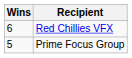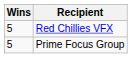(10, 28) 6 -> (10, 28) 5
